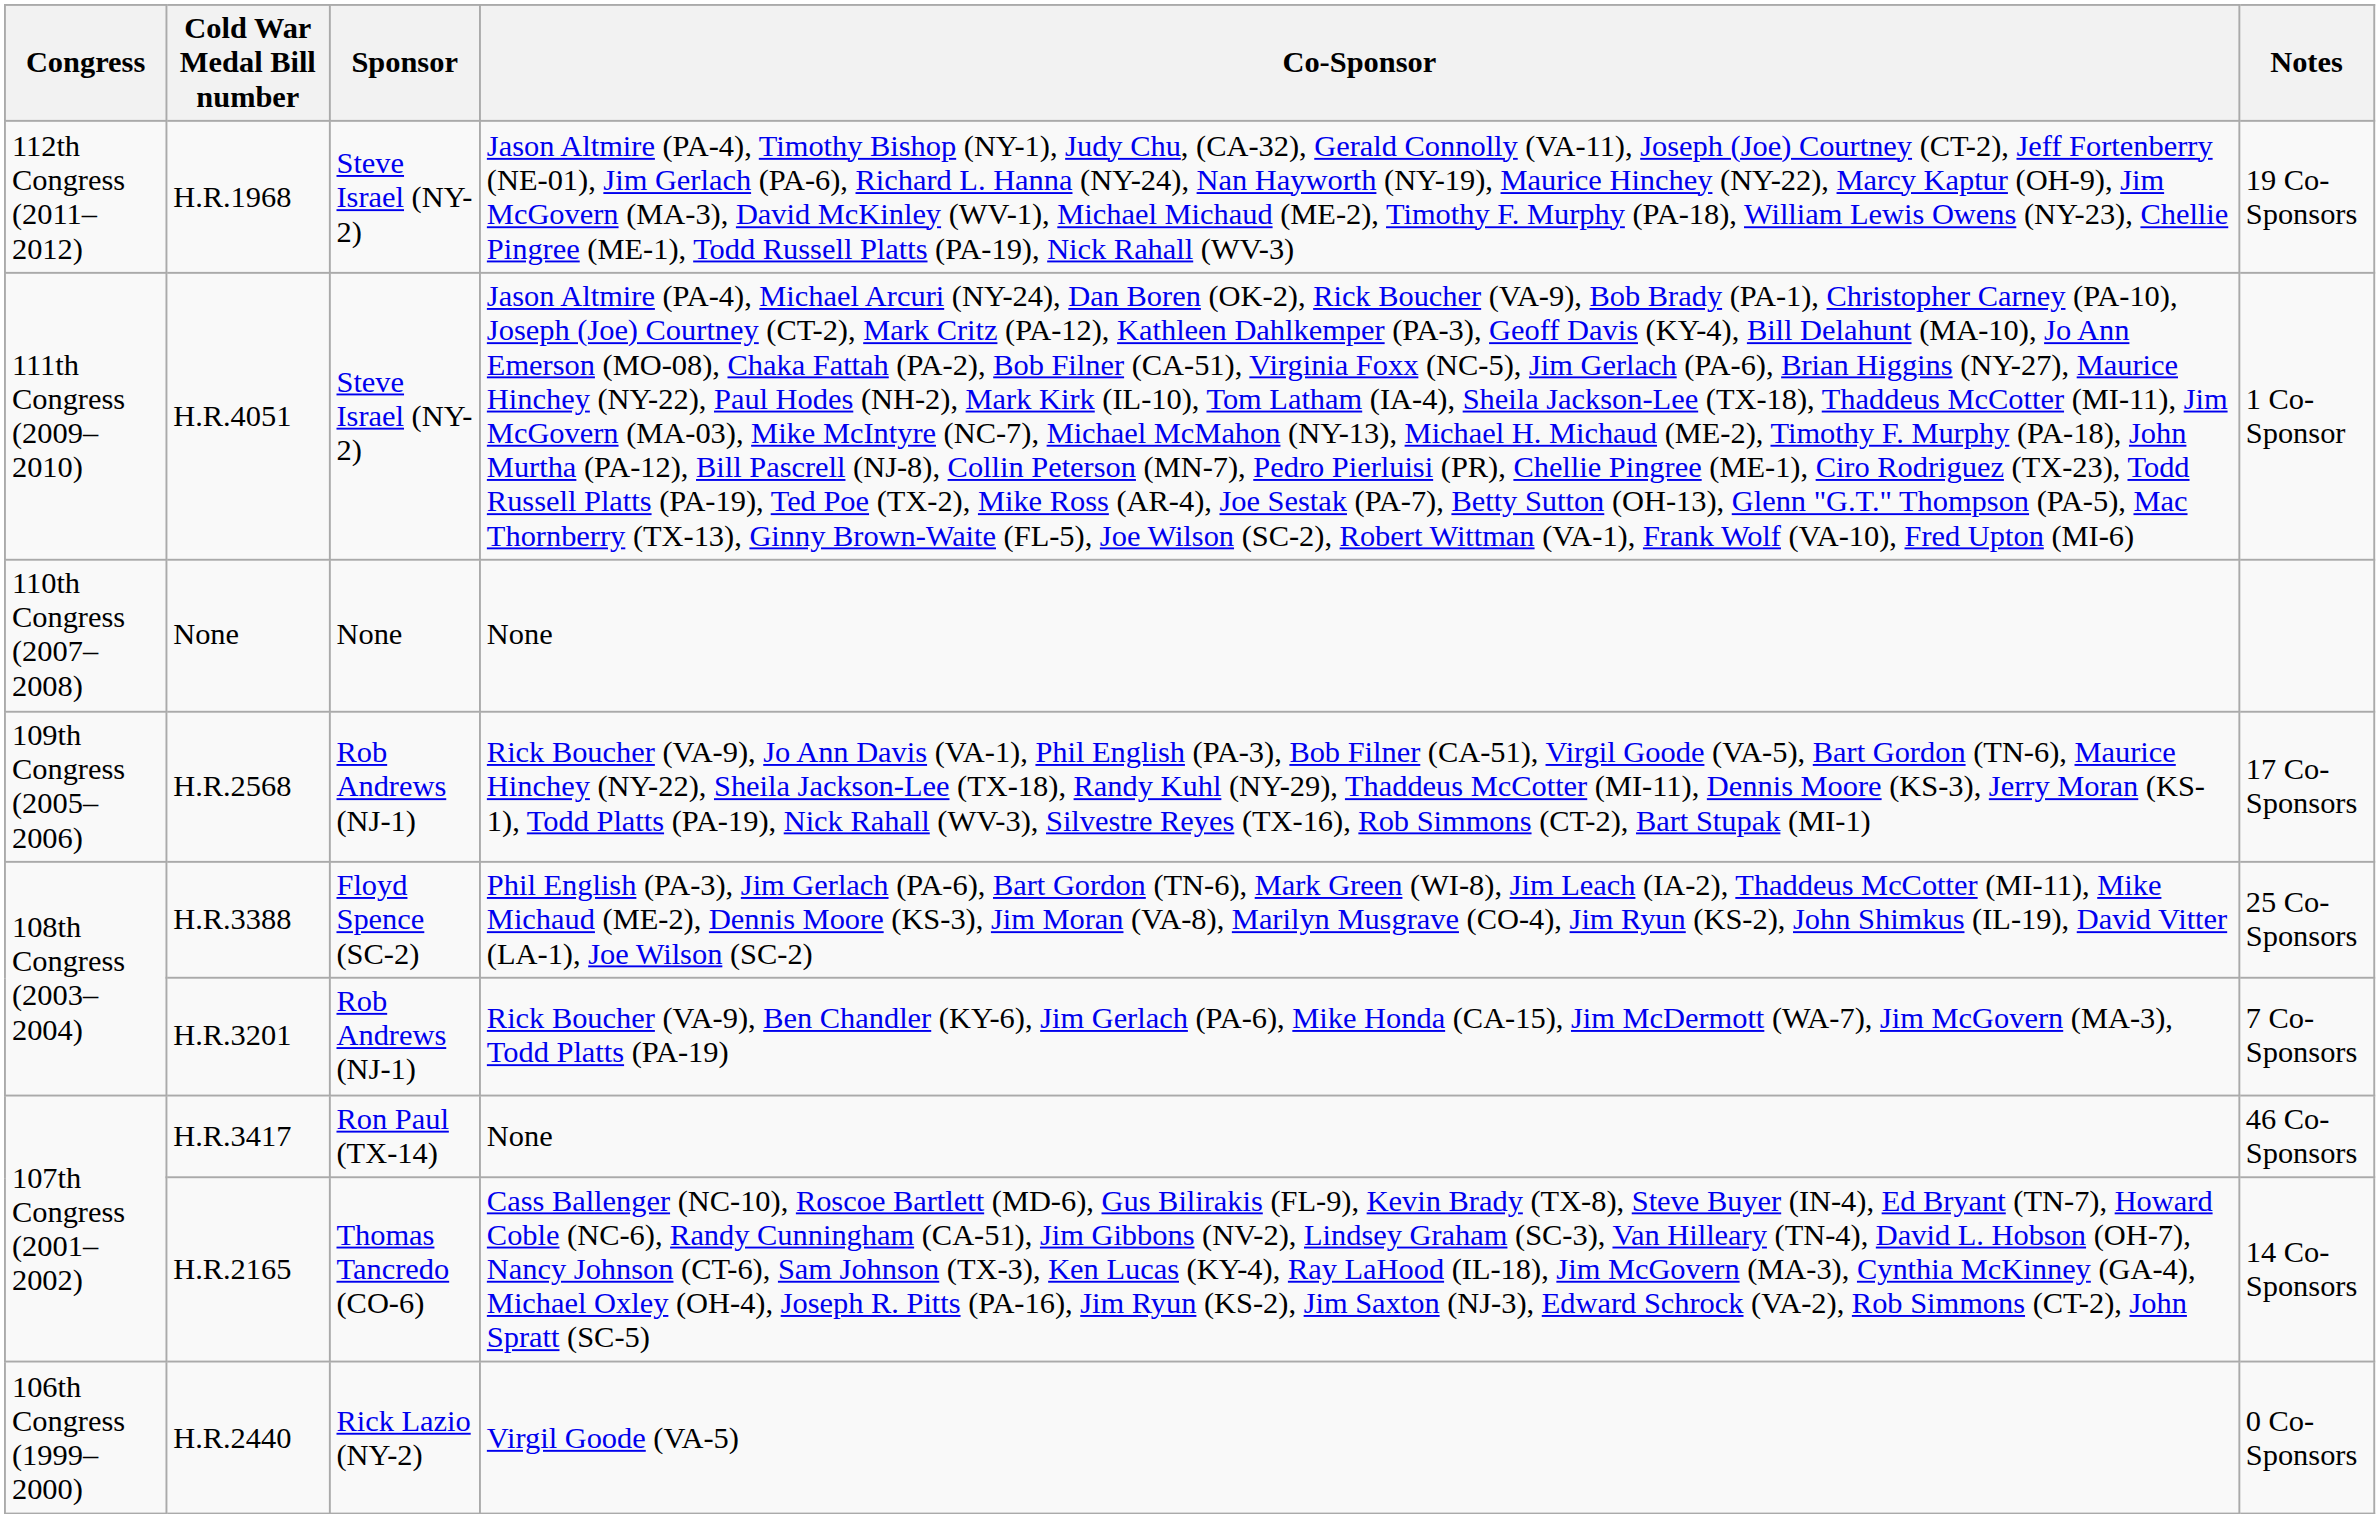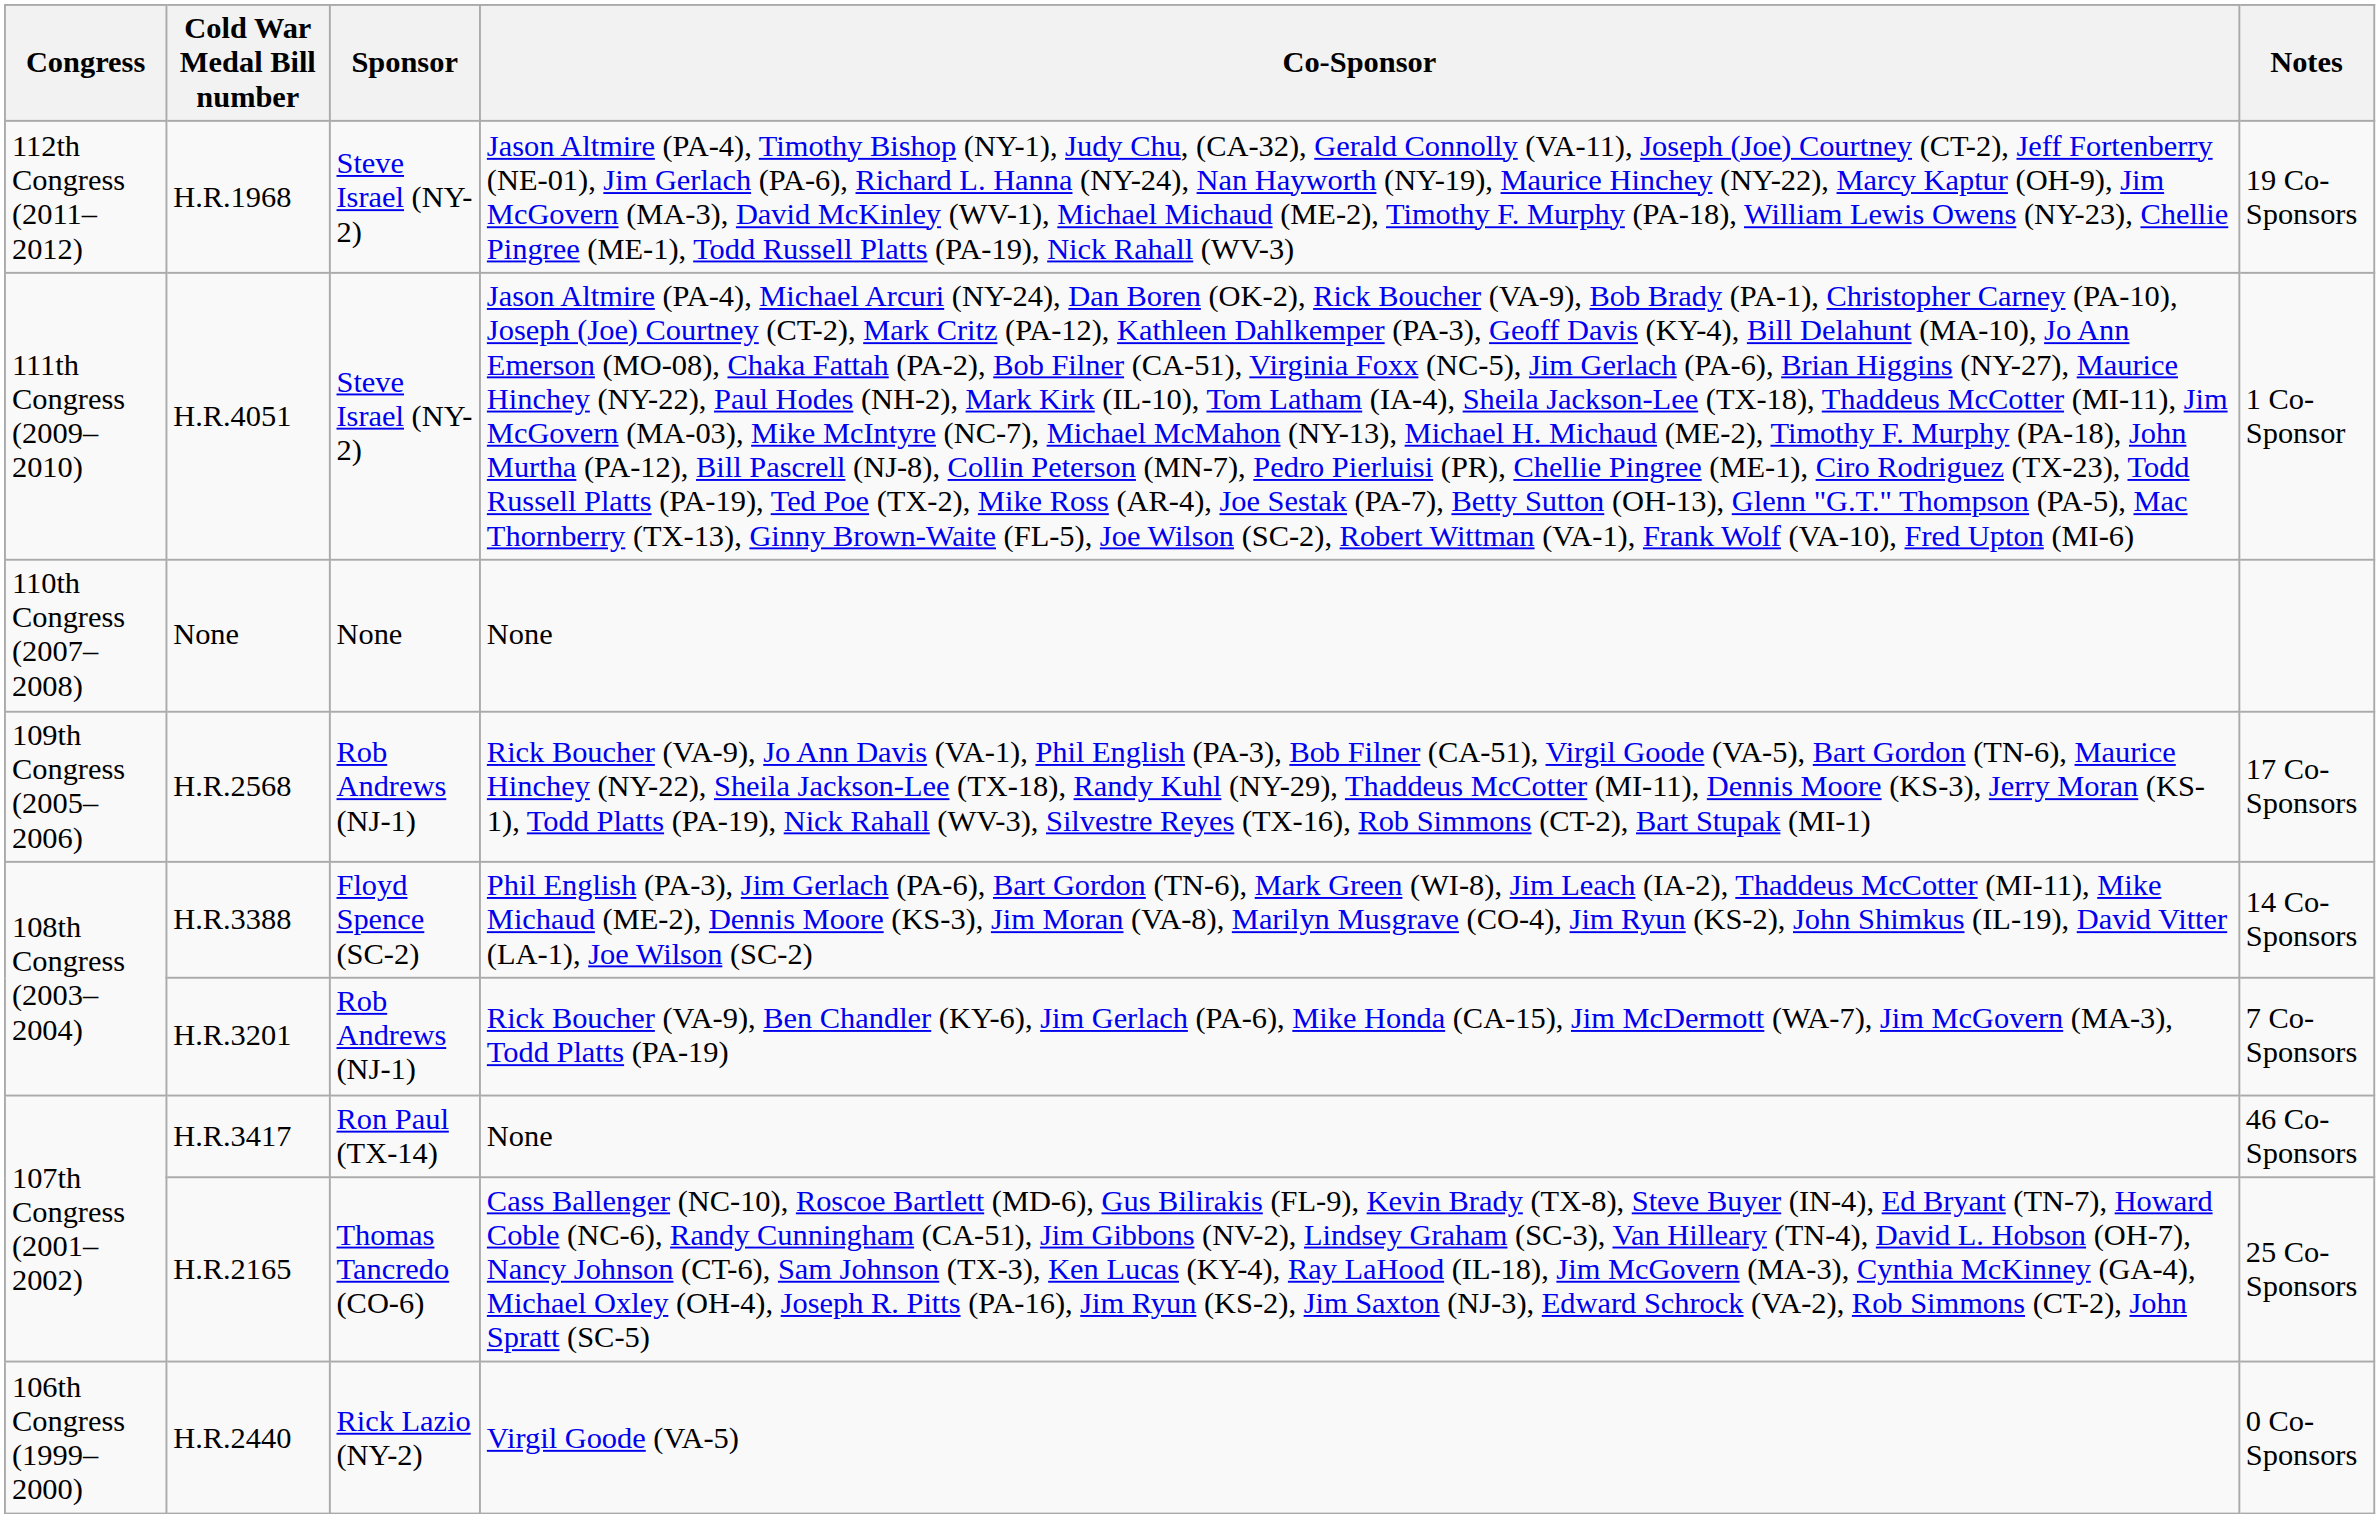(2302, 919) 25 Co-Sponsors -> (2302, 919) 14 Co-Sponsors
(2302, 1269) 14 Co-Sponsors -> (2302, 1269) 25 Co-Sponsors
